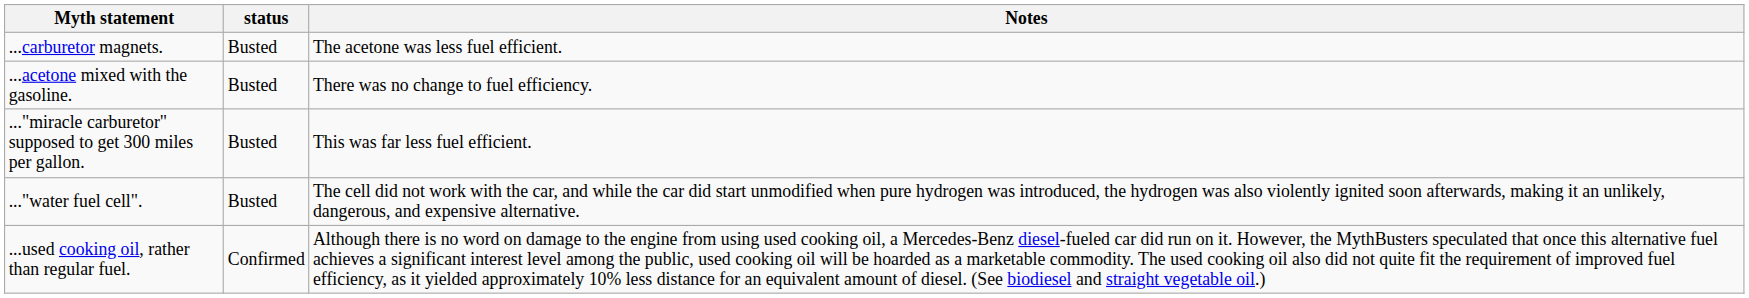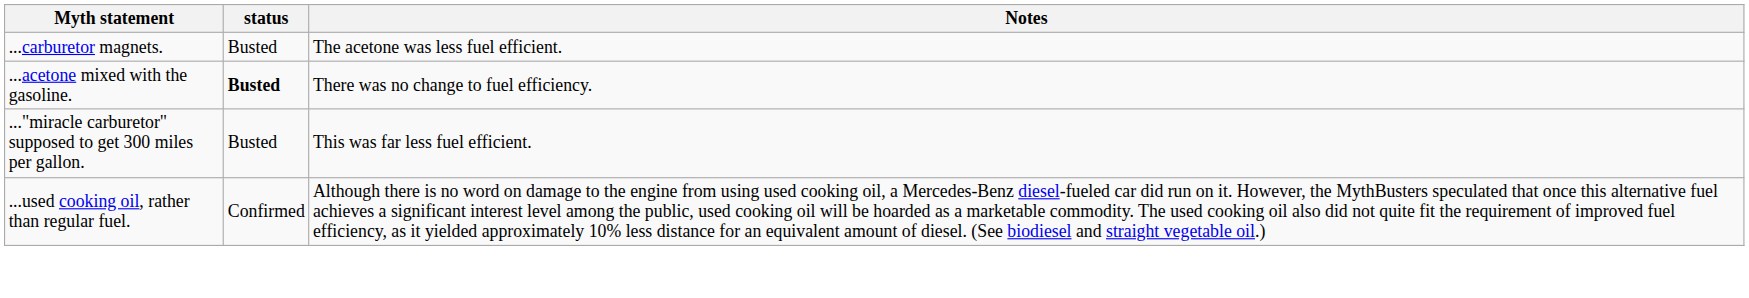(253, 84) normal -> (254, 84) bold
- row: (76, 201)
